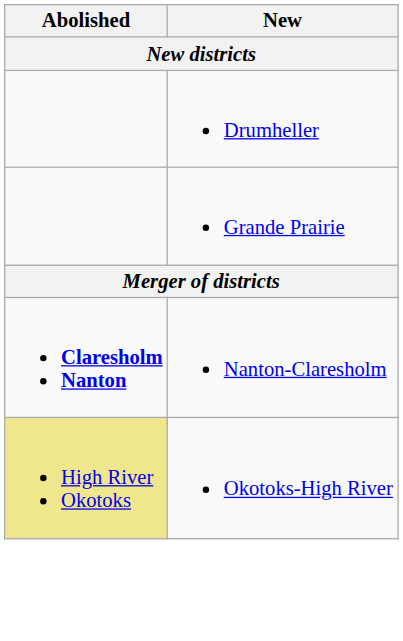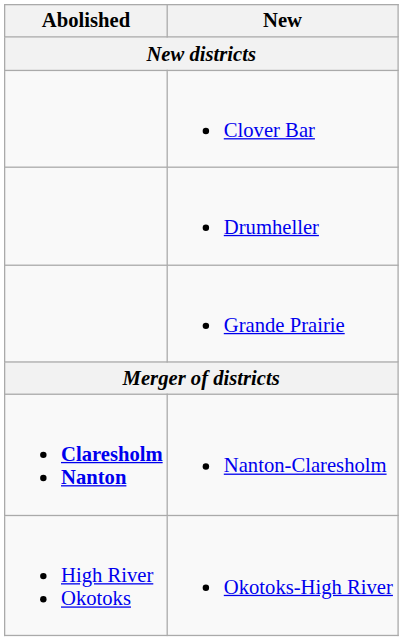+ row: (283, 130)
(86, 490) khaki background -> (86, 587) no background
